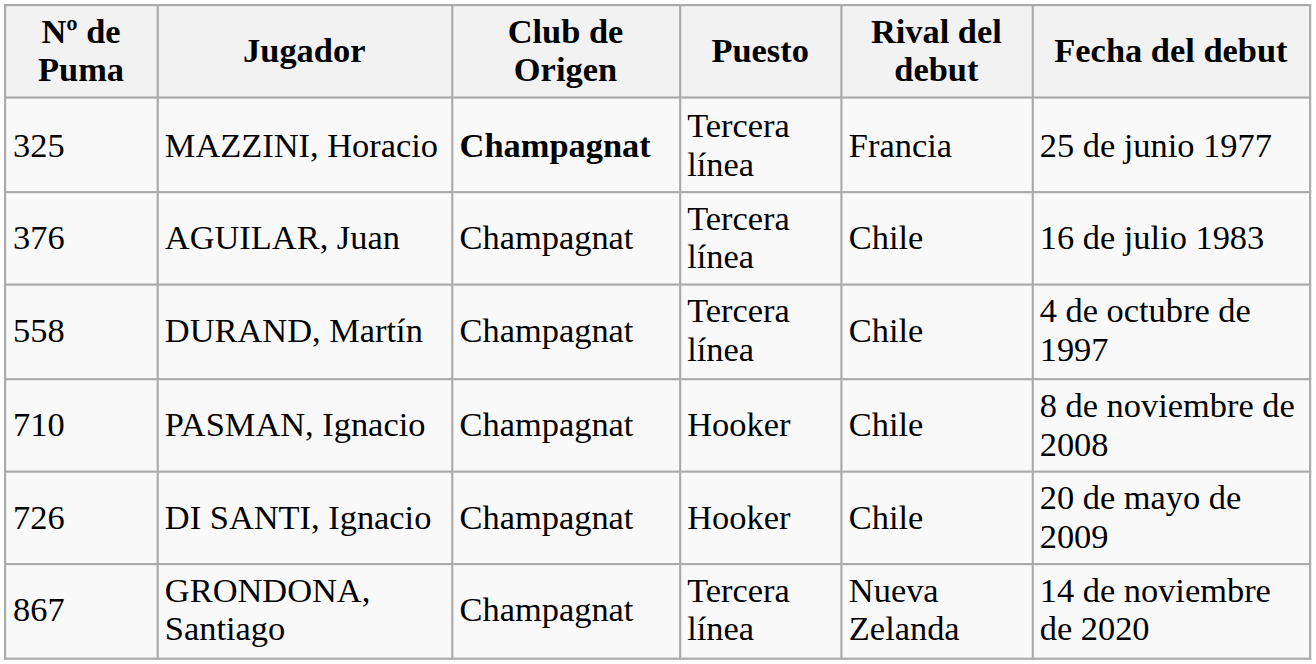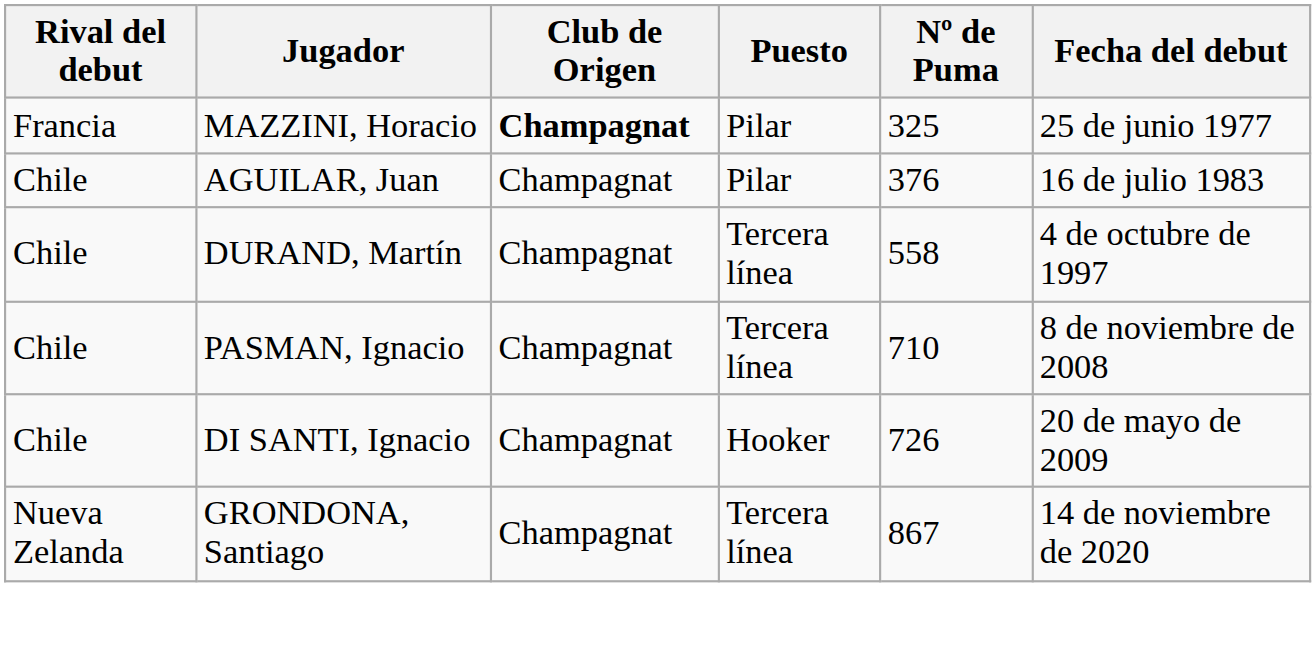columns swapped: (81, 51) <-> (936, 51)
(739, 144) Tercera línea -> (759, 125) Pilar
(739, 237) Tercera línea -> (759, 179) Pilar
(739, 424) Hooker -> (778, 346) Tercera línea
